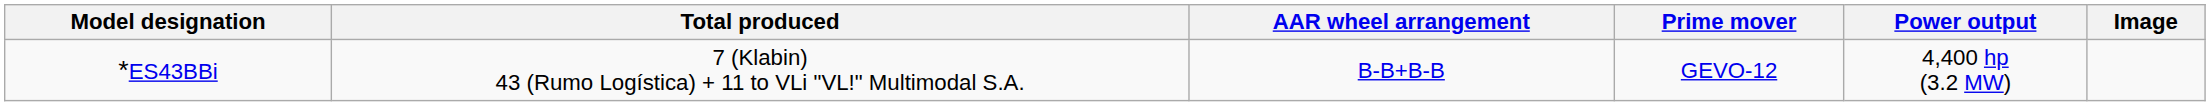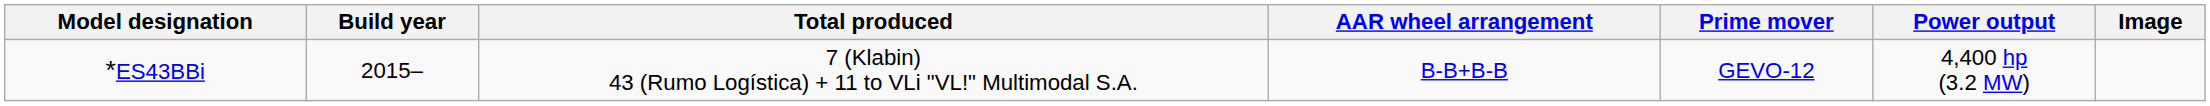+ column: (392, 22)
